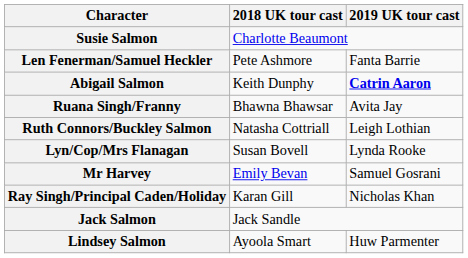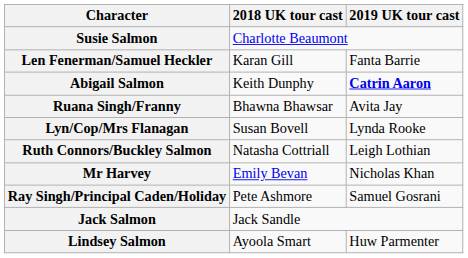(272, 60) Pete Ashmore -> (263, 60) Karan Gill
rows swapped: (117, 151) <-> (117, 128)
(395, 173) Samuel Gosrani -> (392, 173) Nicholas Khan
(263, 196) Karan Gill -> (272, 196) Pete Ashmore
(392, 196) Nicholas Khan -> (395, 196) Samuel Gosrani
